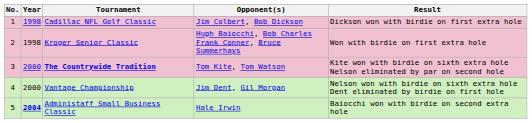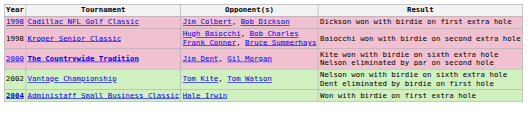- column: (13, 11)
(408, 43) Won with birdie on first extra hole -> (420, 39) Baiocchi won with birdie on second extra hole
(241, 68) Tom Kite, Tom Watson -> (227, 59) Jim Dent, Gil Morgan
(32, 88) 2000 -> (15, 79) 2002
(241, 88) Jim Dent, Gil Morgan -> (227, 79) Tom Kite, Tom Watson
(419, 108) Baiocchi won with birdie on second extra hole -> (398, 96) Won with birdie on first extra hole
